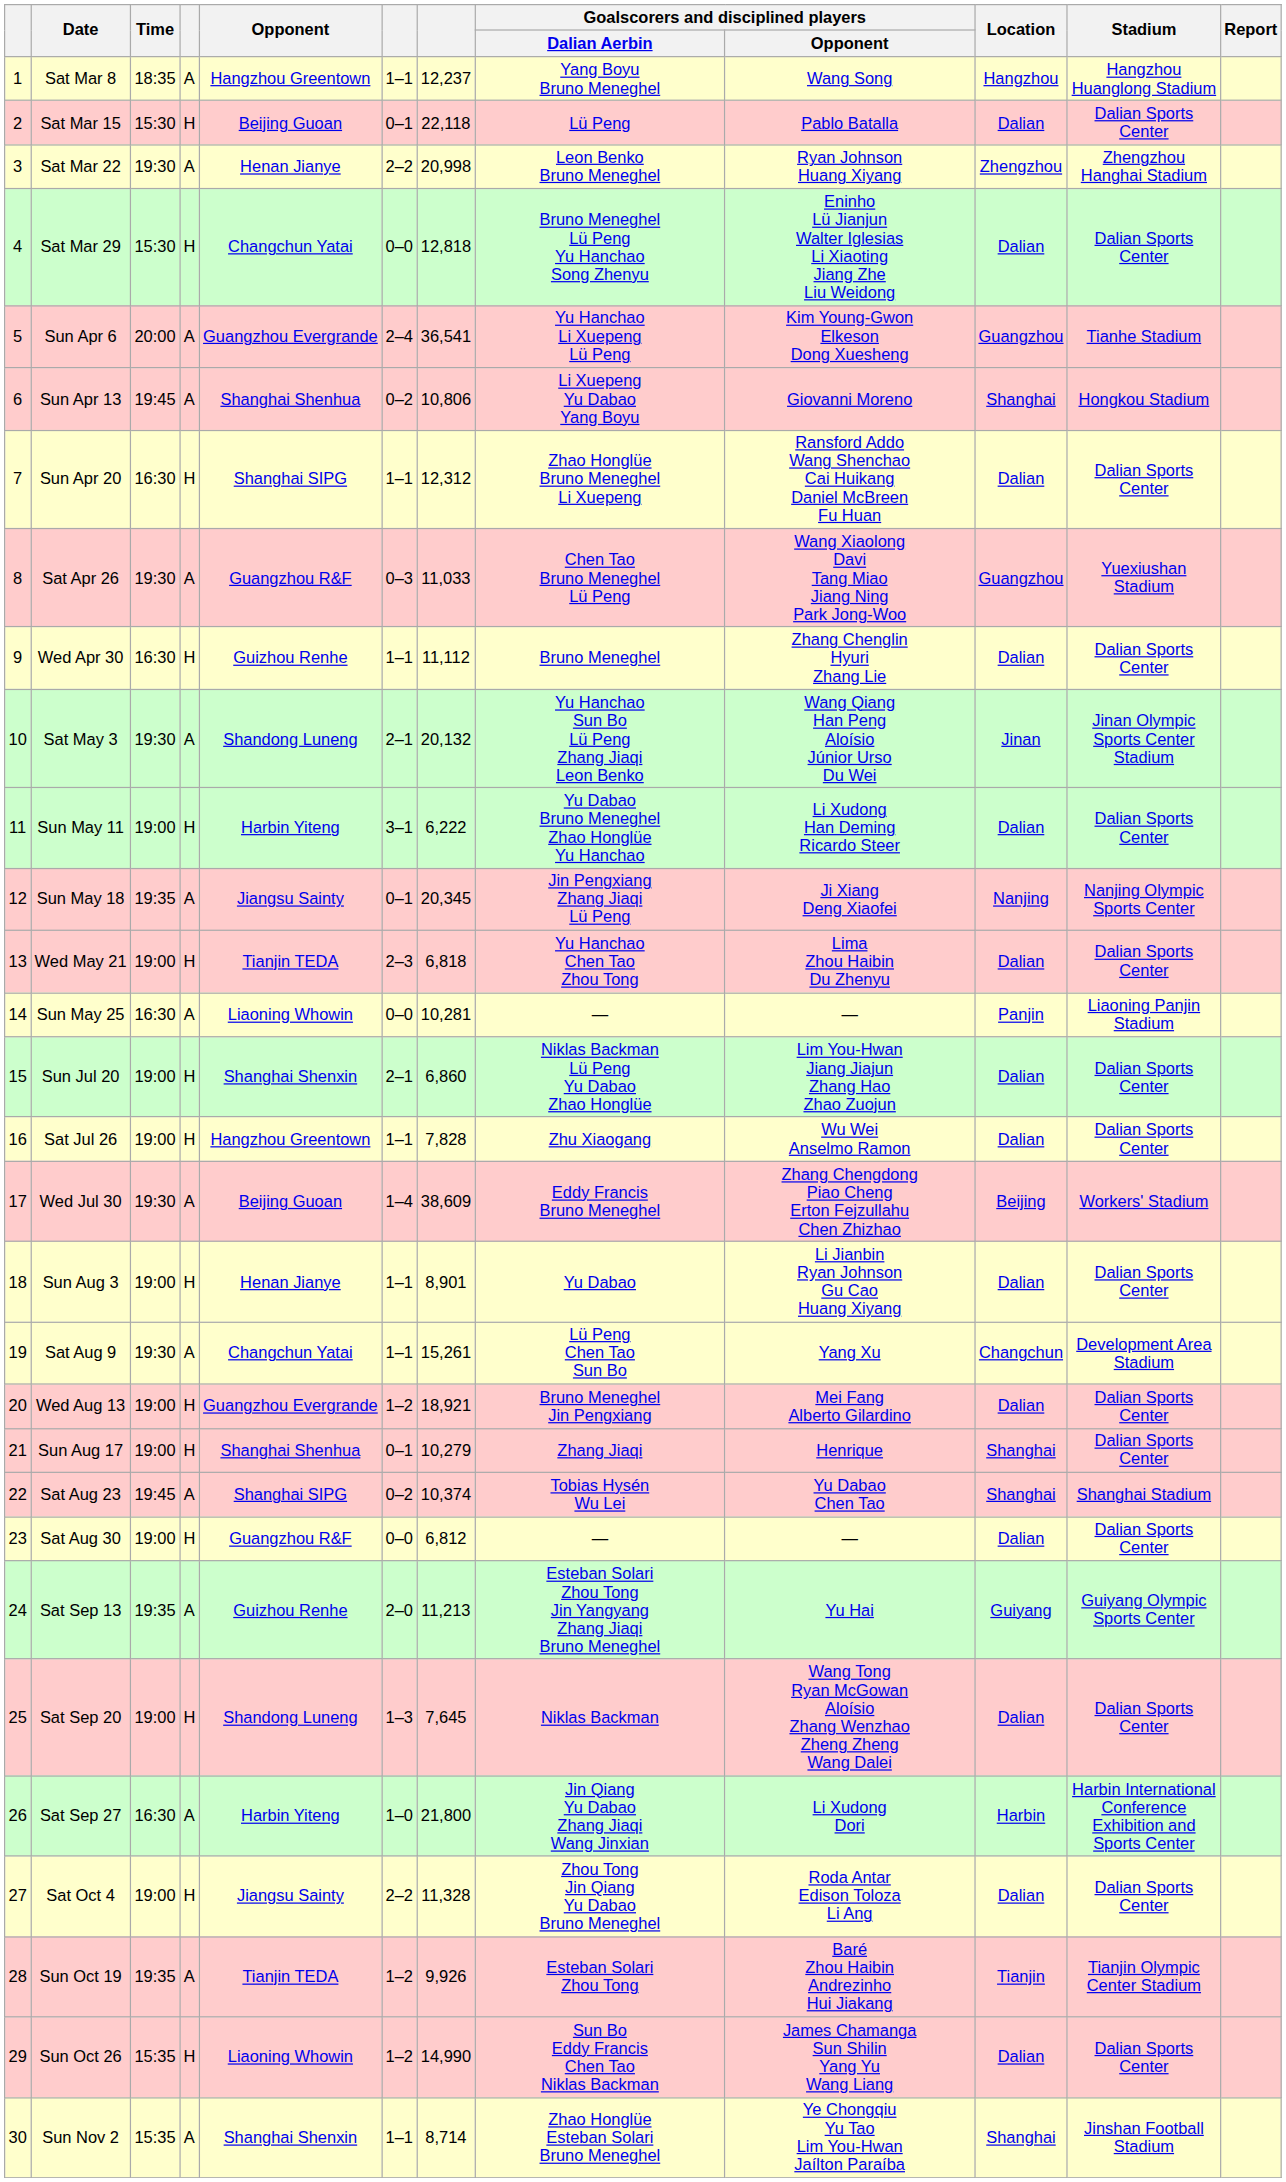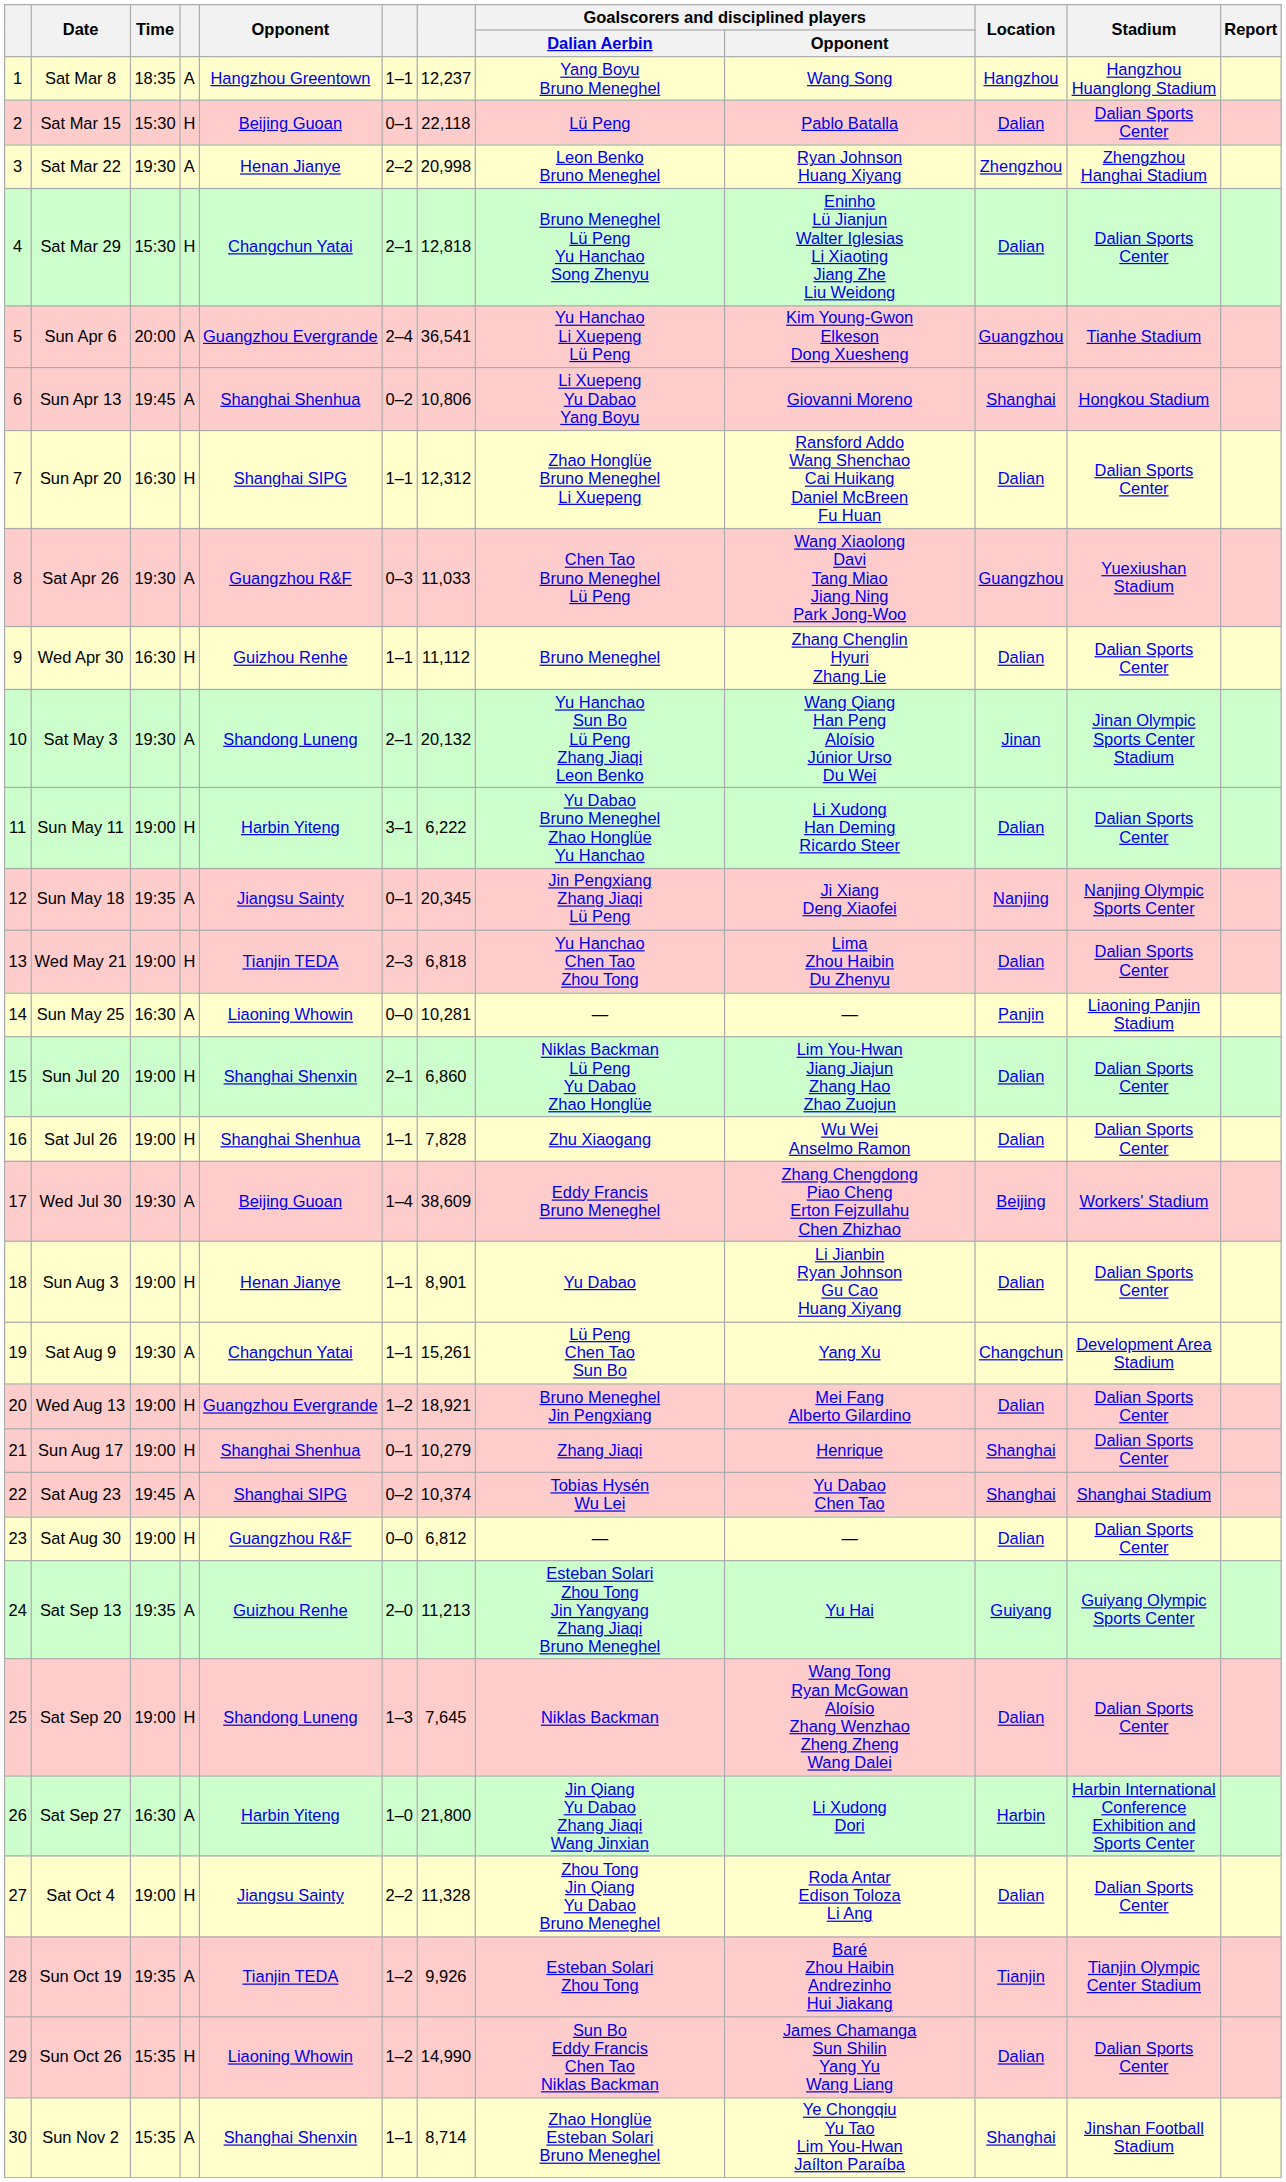(399, 247) 0–0 -> (399, 247) 2–1
(290, 1139) Hangzhou Greentown -> (290, 1139) Shanghai Shenhua
